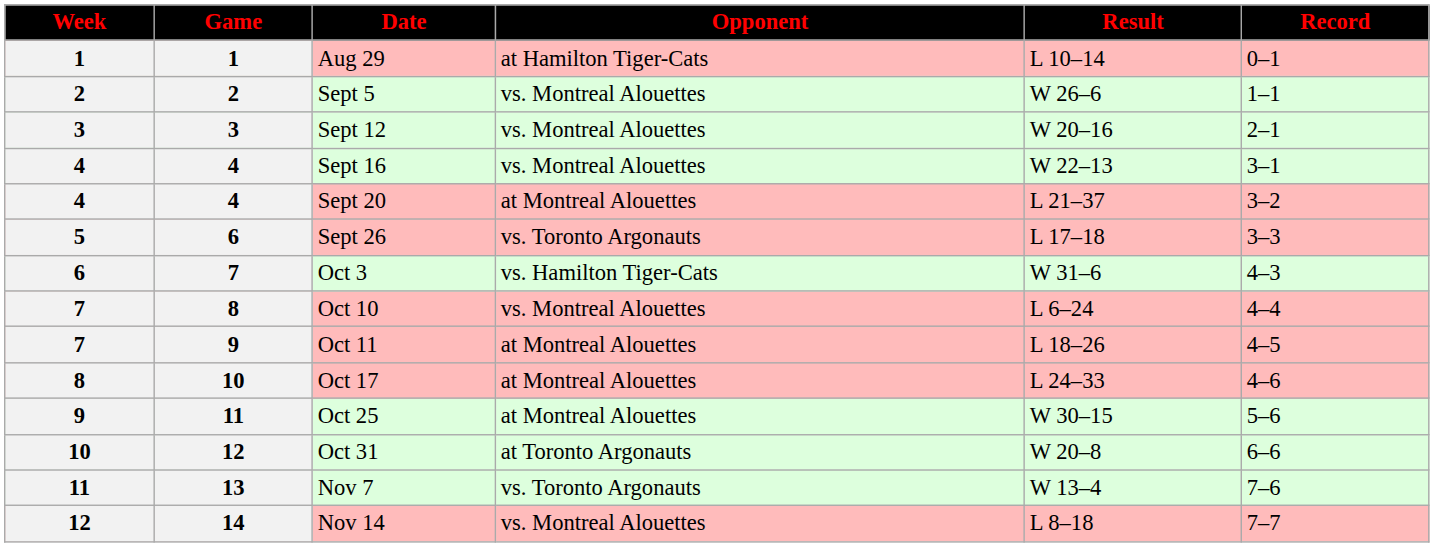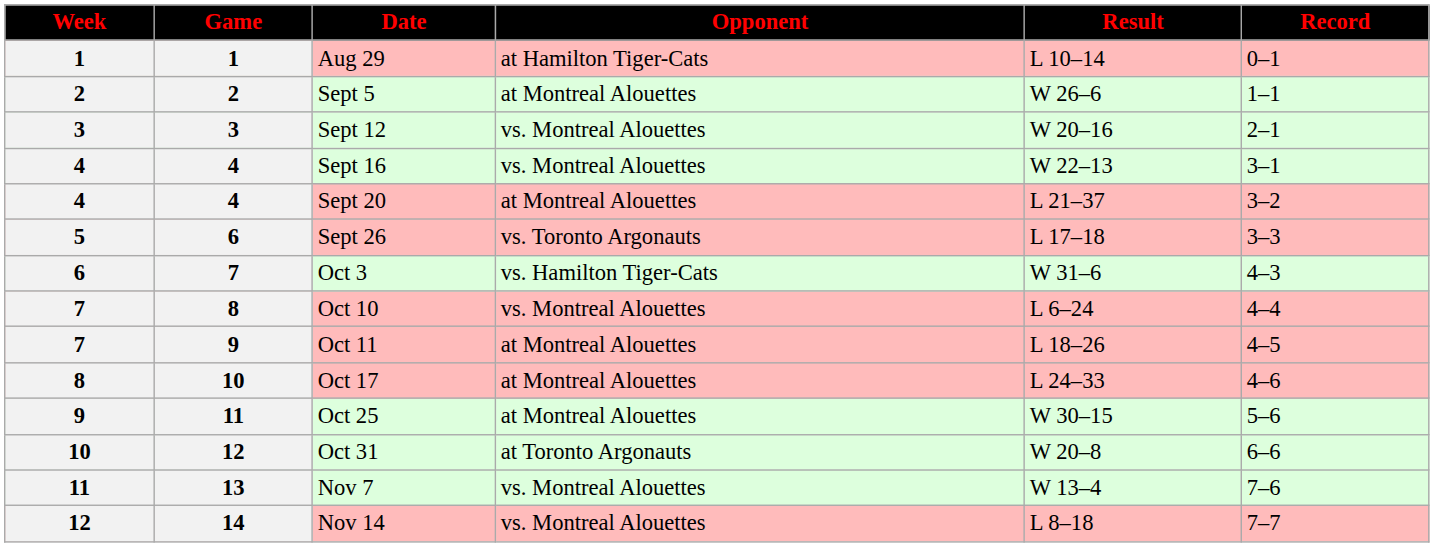(603, 93) vs. Montreal Alouettes -> (598, 93) at Montreal Alouettes
(601, 487) vs. Toronto Argonauts -> (603, 487) vs. Montreal Alouettes
